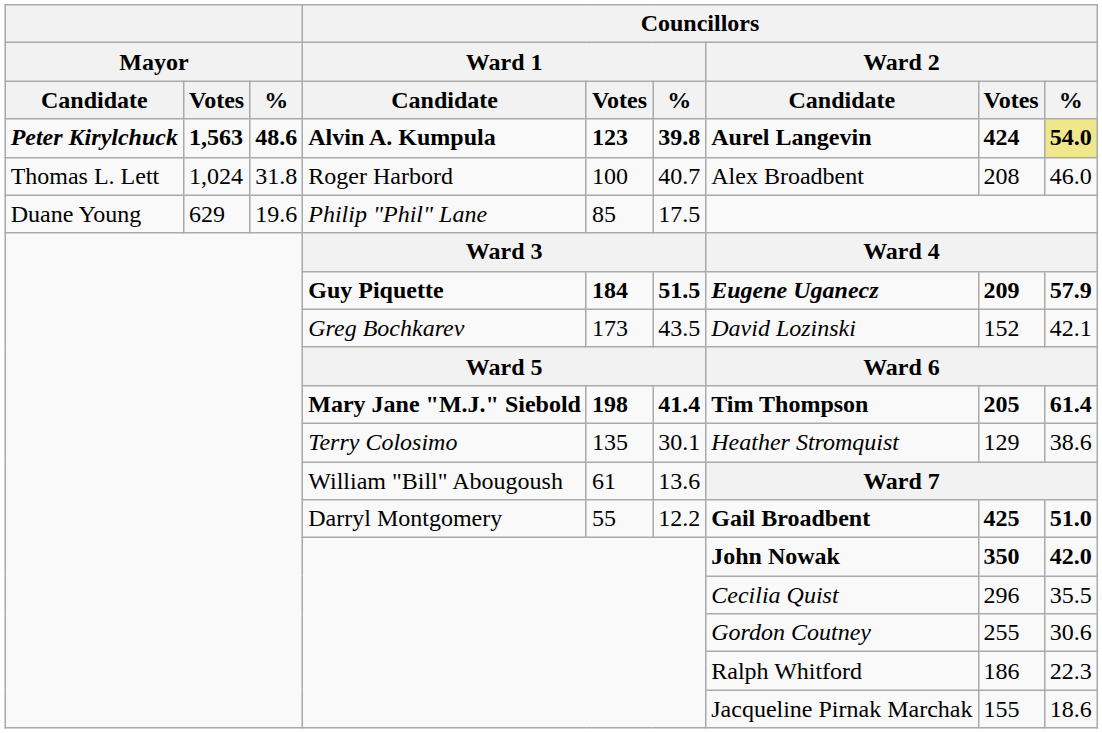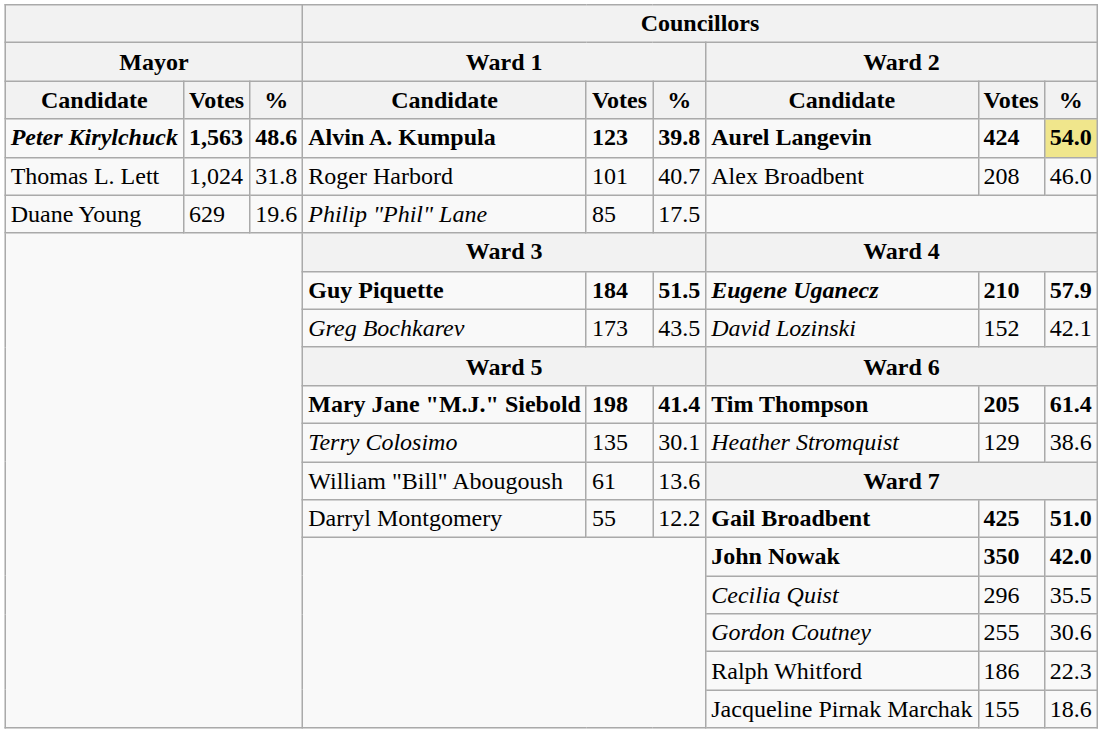(610, 175) 100 -> (610, 175) 101
(1002, 289) 209 -> (1002, 289) 210
